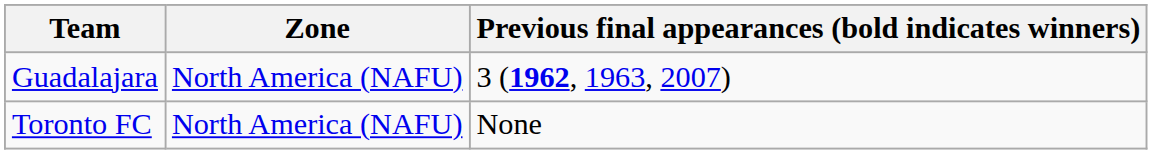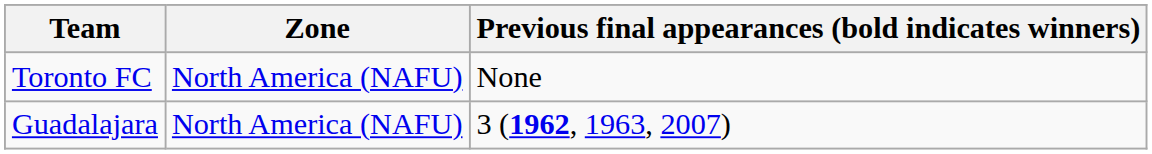rows swapped: (82, 124) <-> (85, 76)
